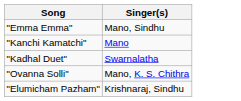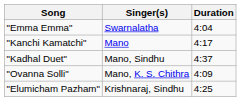+ column: (214, 12)
(134, 28) Mano, Sindhu -> (131, 28) Swarnalatha
(131, 58) Swarnalatha -> (134, 58) Mano, Sindhu
